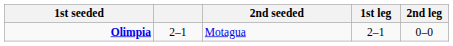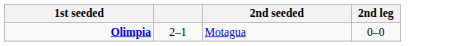- column: (376, 13)
